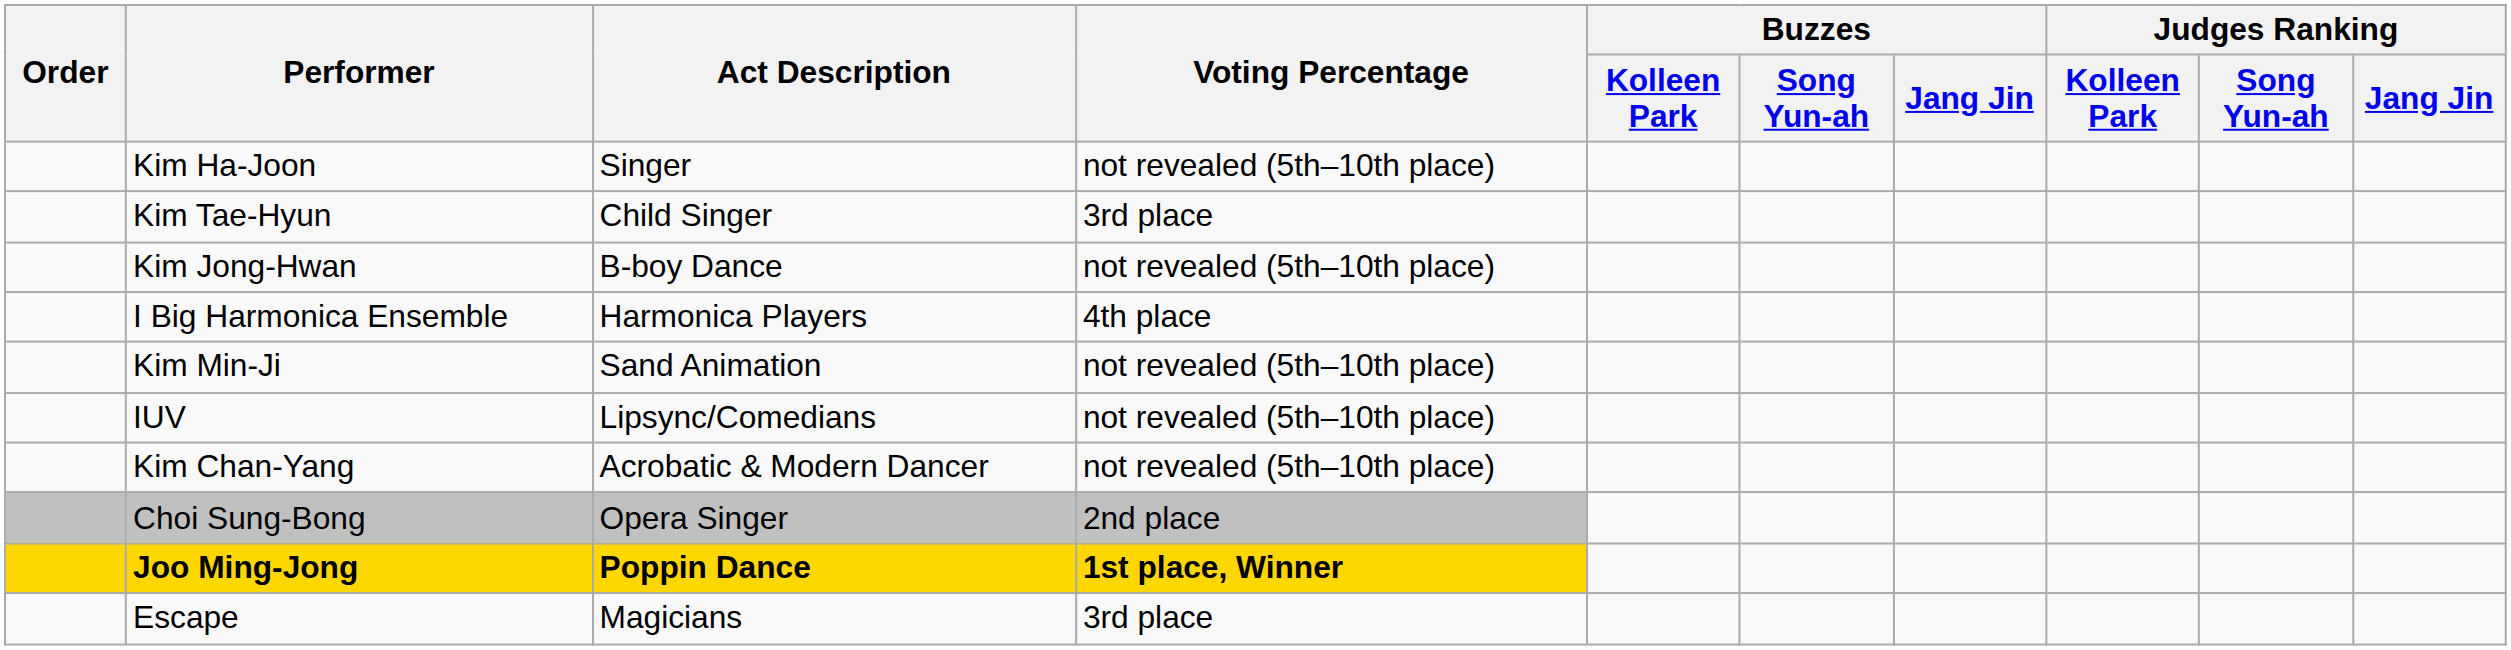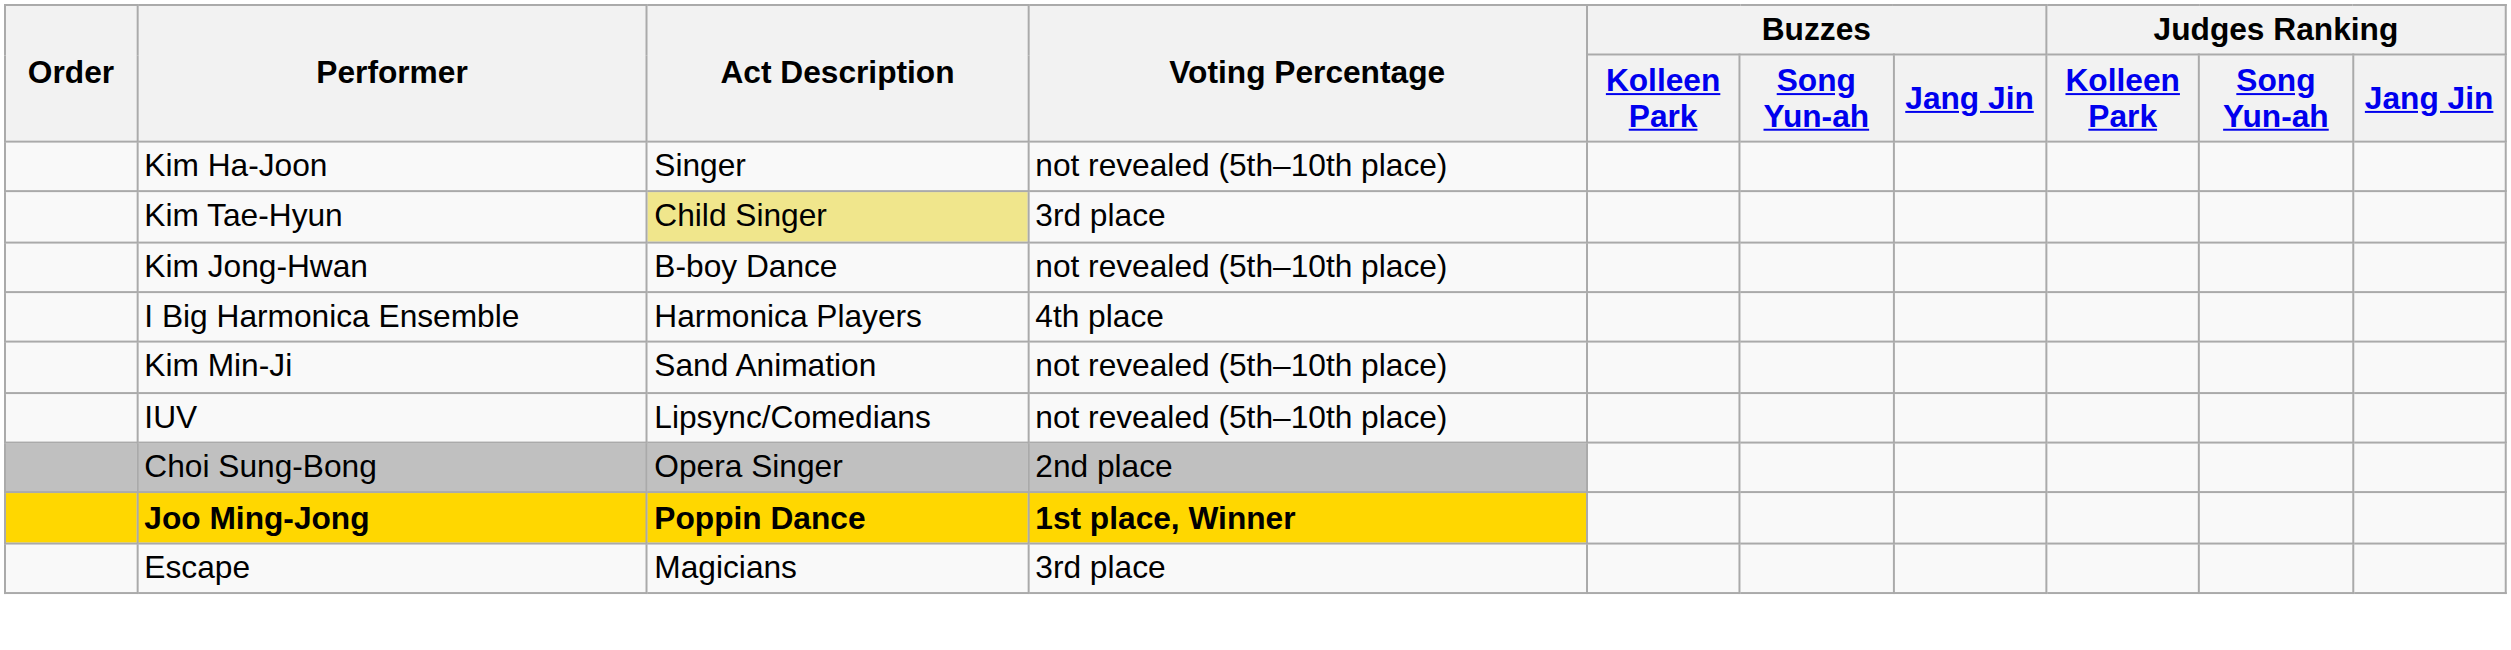(686, 215) no background -> (741, 215) khaki background
- row: (244, 467)
